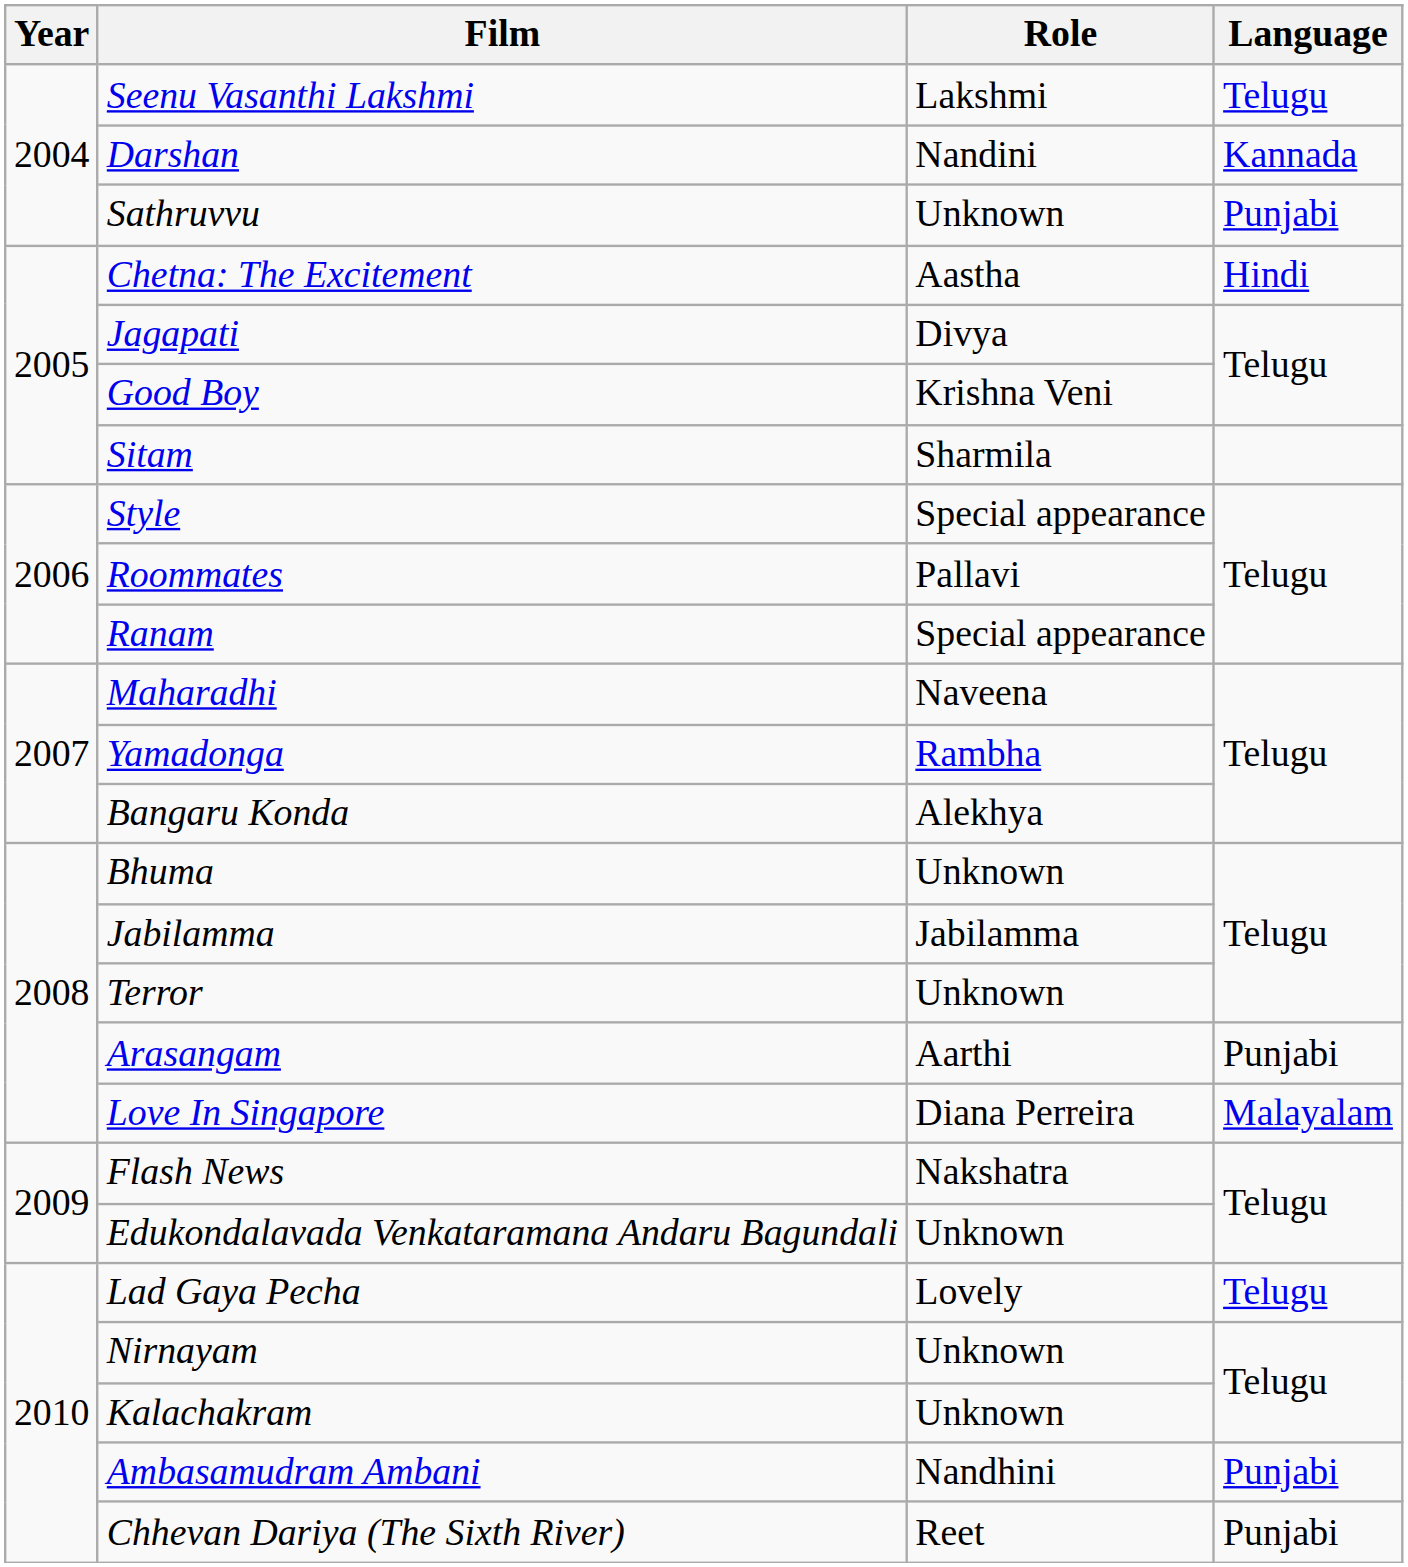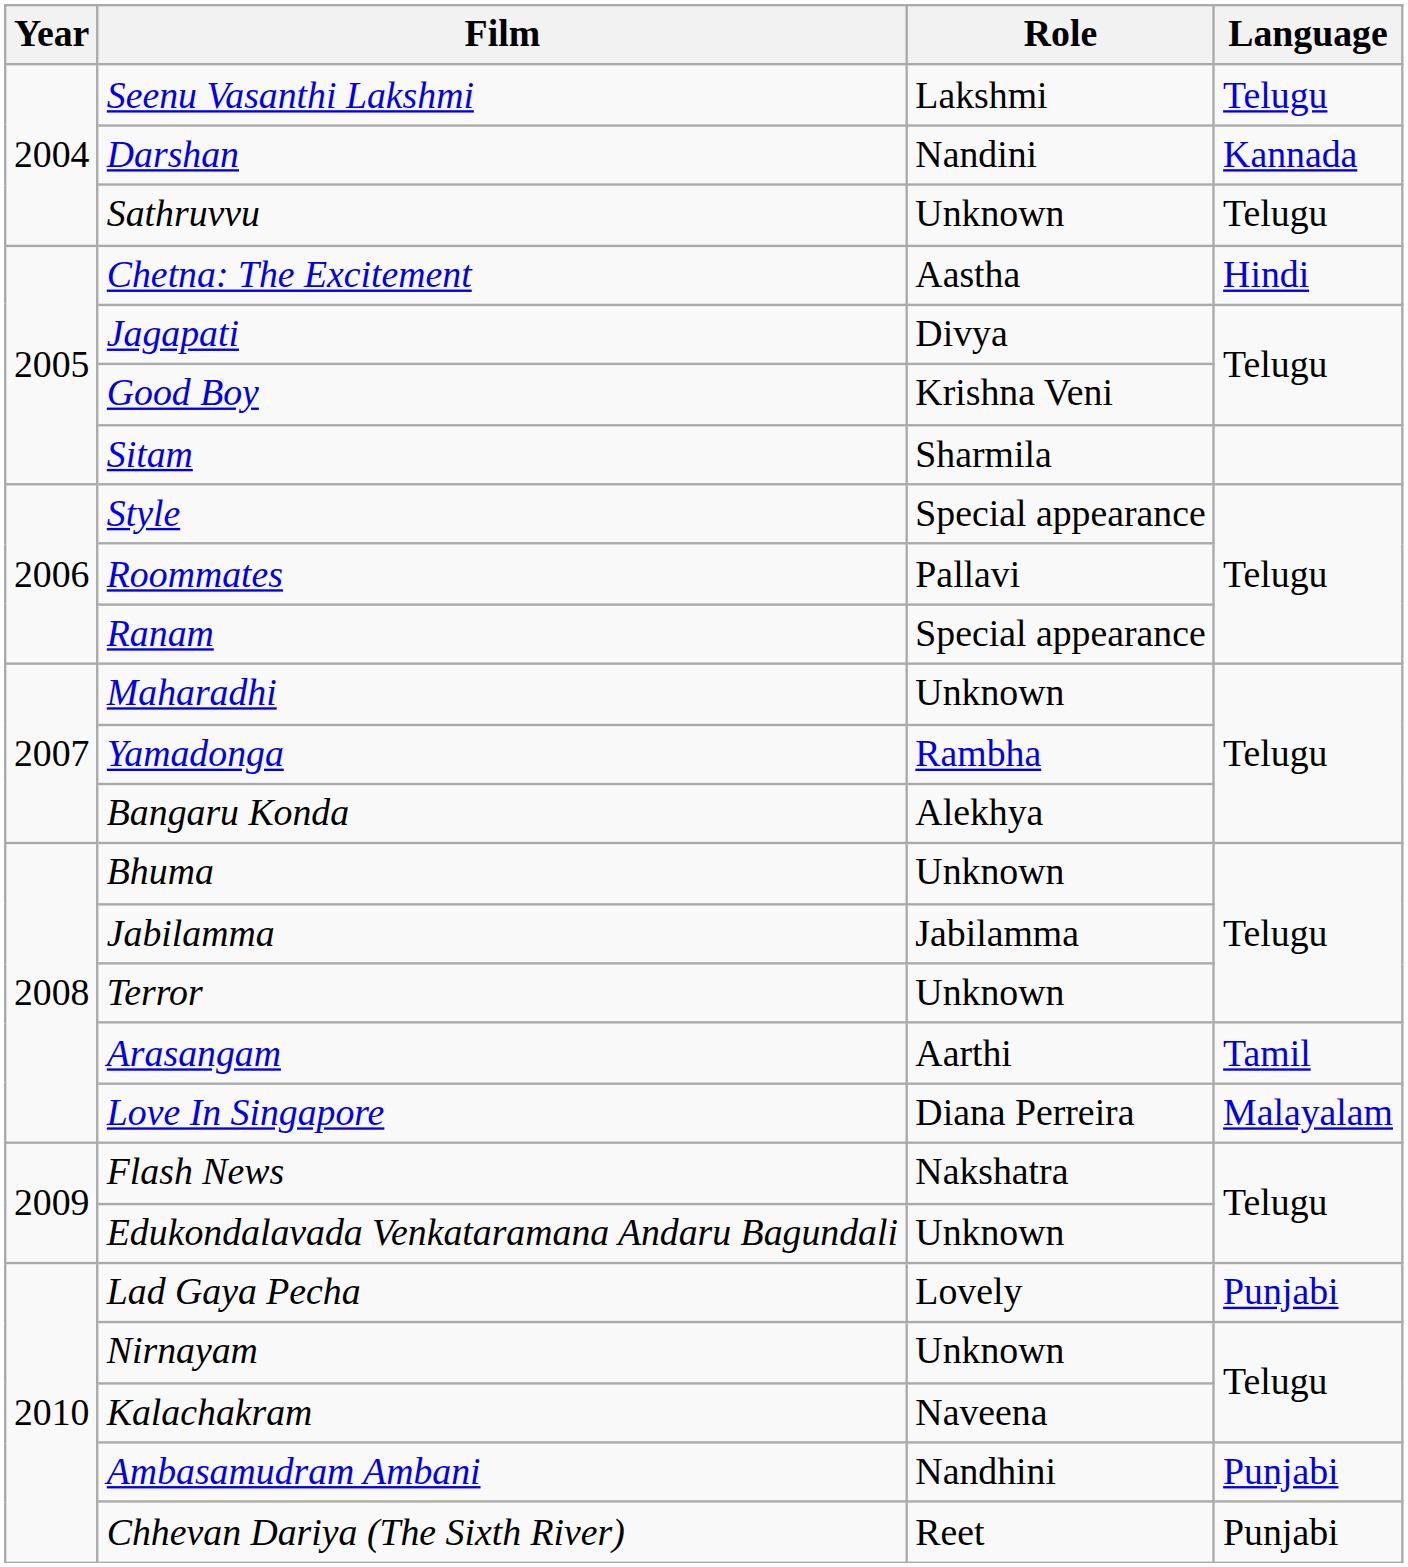(1281, 214) Punjabi -> (1275, 214) Telugu
(981, 693) Naveena -> (990, 693) Unknown
(1281, 1052) Punjabi -> (1267, 1052) Tamil
(1275, 1292) Telugu -> (1281, 1292) Punjabi
(990, 1411) Unknown -> (981, 1411) Naveena
